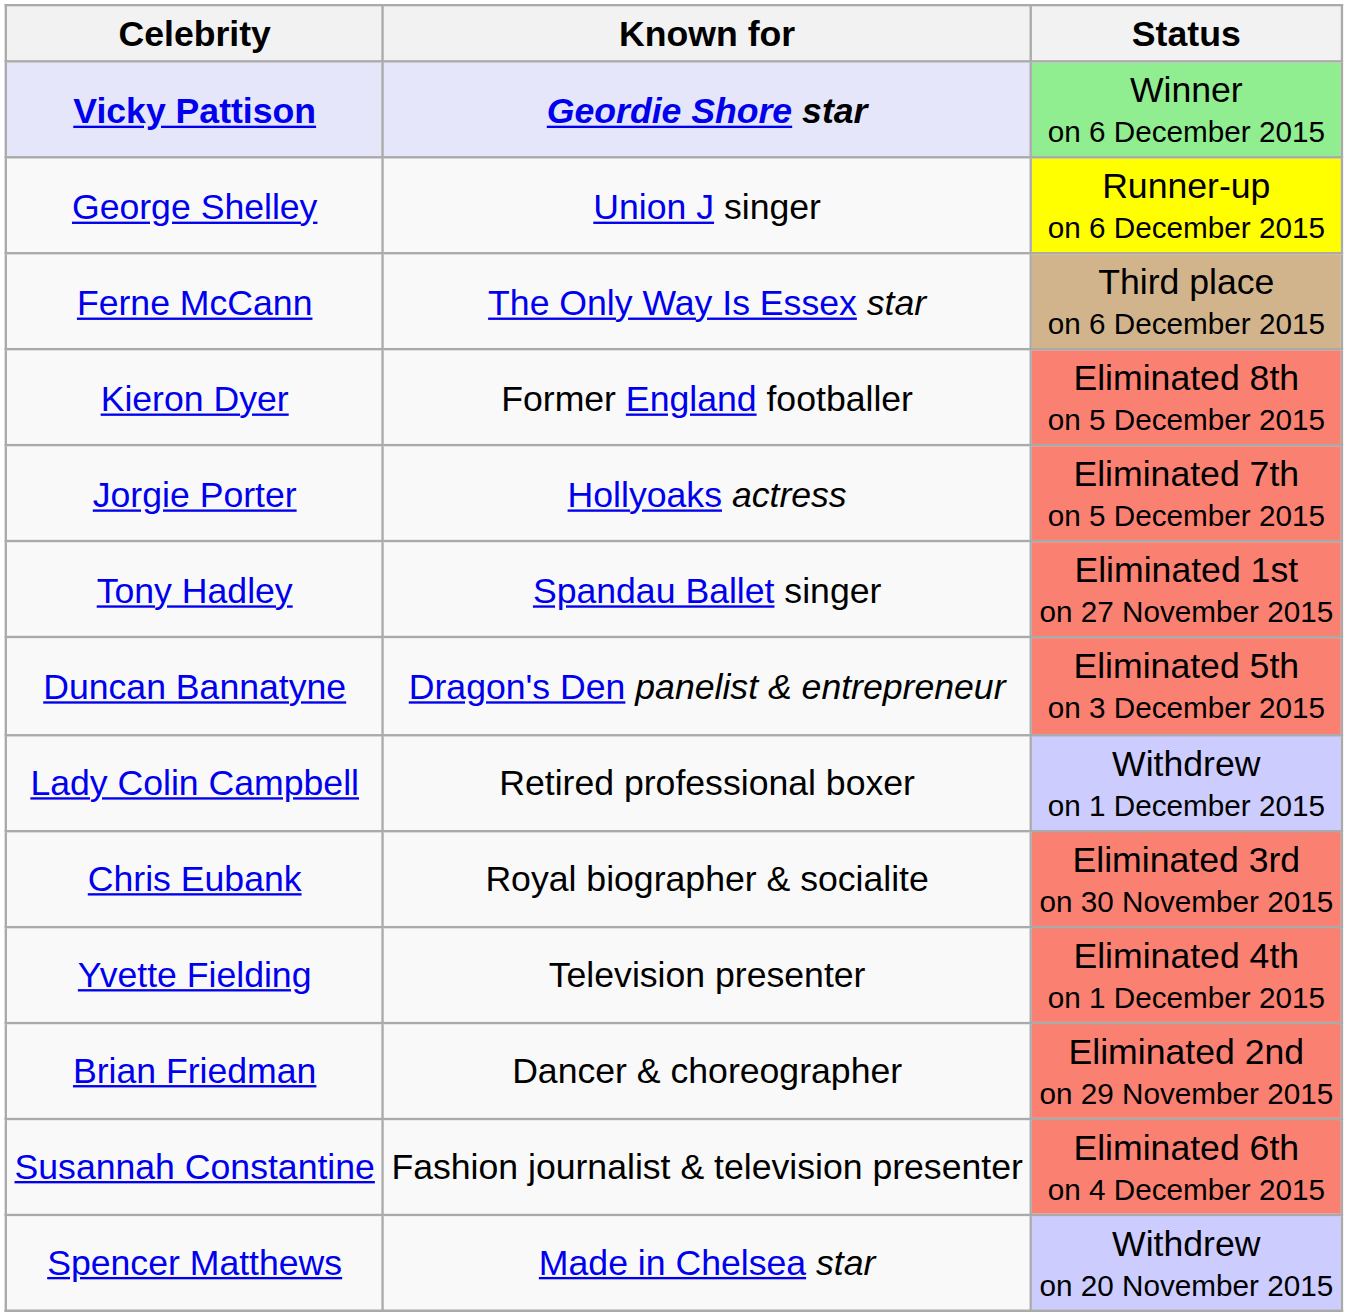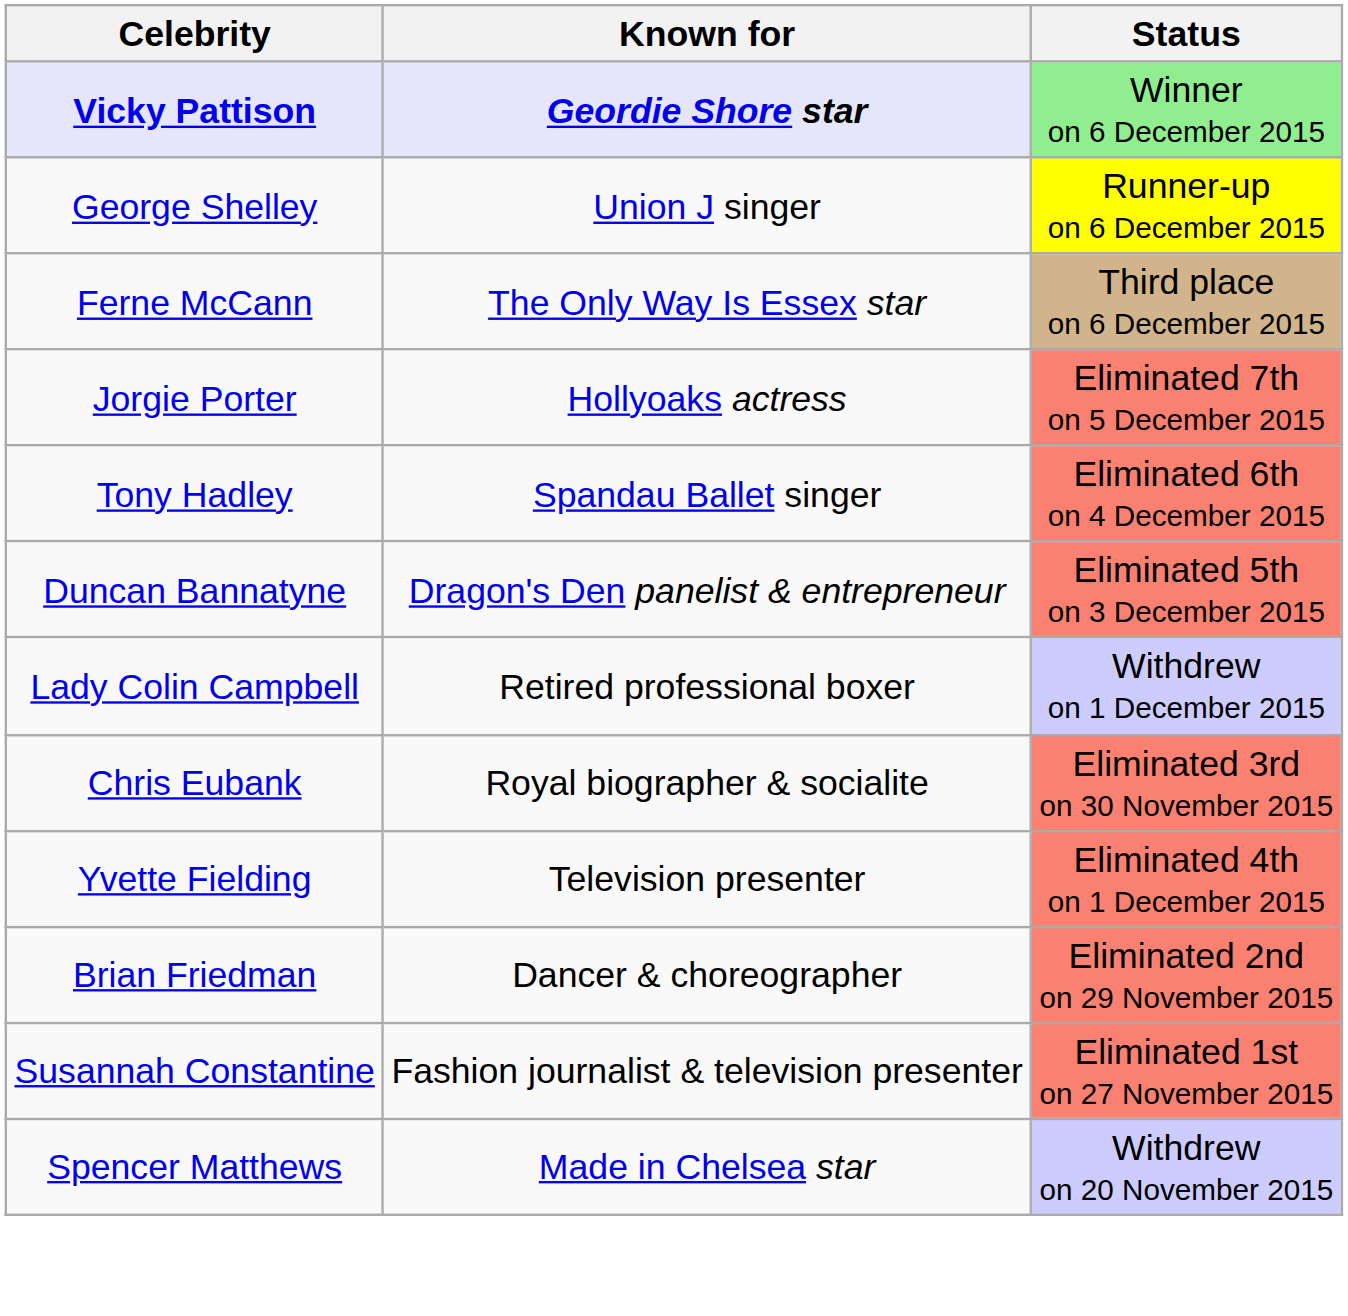- row: (195, 398)
(1186, 590) Eliminated 1st on 27 November 2015 -> (1186, 494) Eliminated 6th on 4 December 2015
(1186, 1166) Eliminated 6th on 4 December 2015 -> (1186, 1070) Eliminated 1st on 27 November 2015
